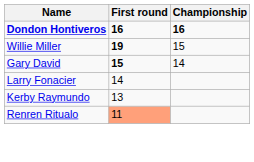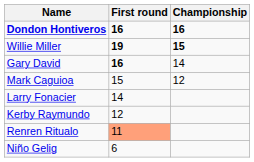(179, 47) normal -> (179, 47) bold
(117, 64) 15 -> (117, 64) 16
+ row: (40, 81)
(117, 98) 13 -> (117, 115) 12
+ row: (32, 149)
